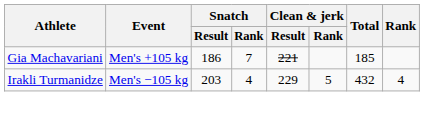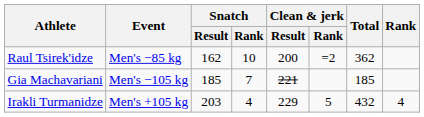+ row: (50, 58)
(149, 58) Men's +105 kg -> (149, 80) Men's −105 kg
(211, 58) 186 -> (211, 80) 185
(149, 80) Men's −105 kg -> (149, 102) Men's +105 kg
